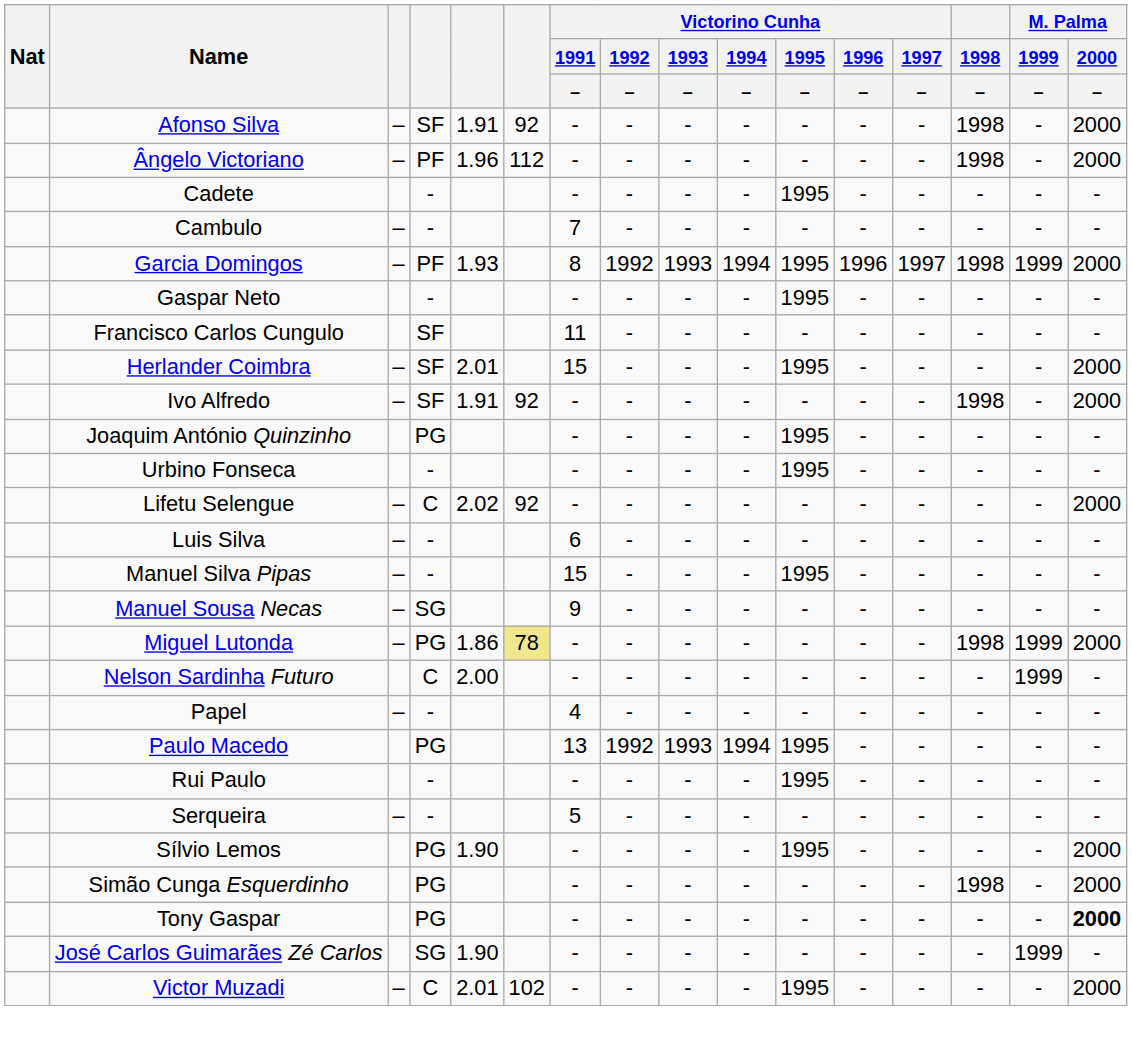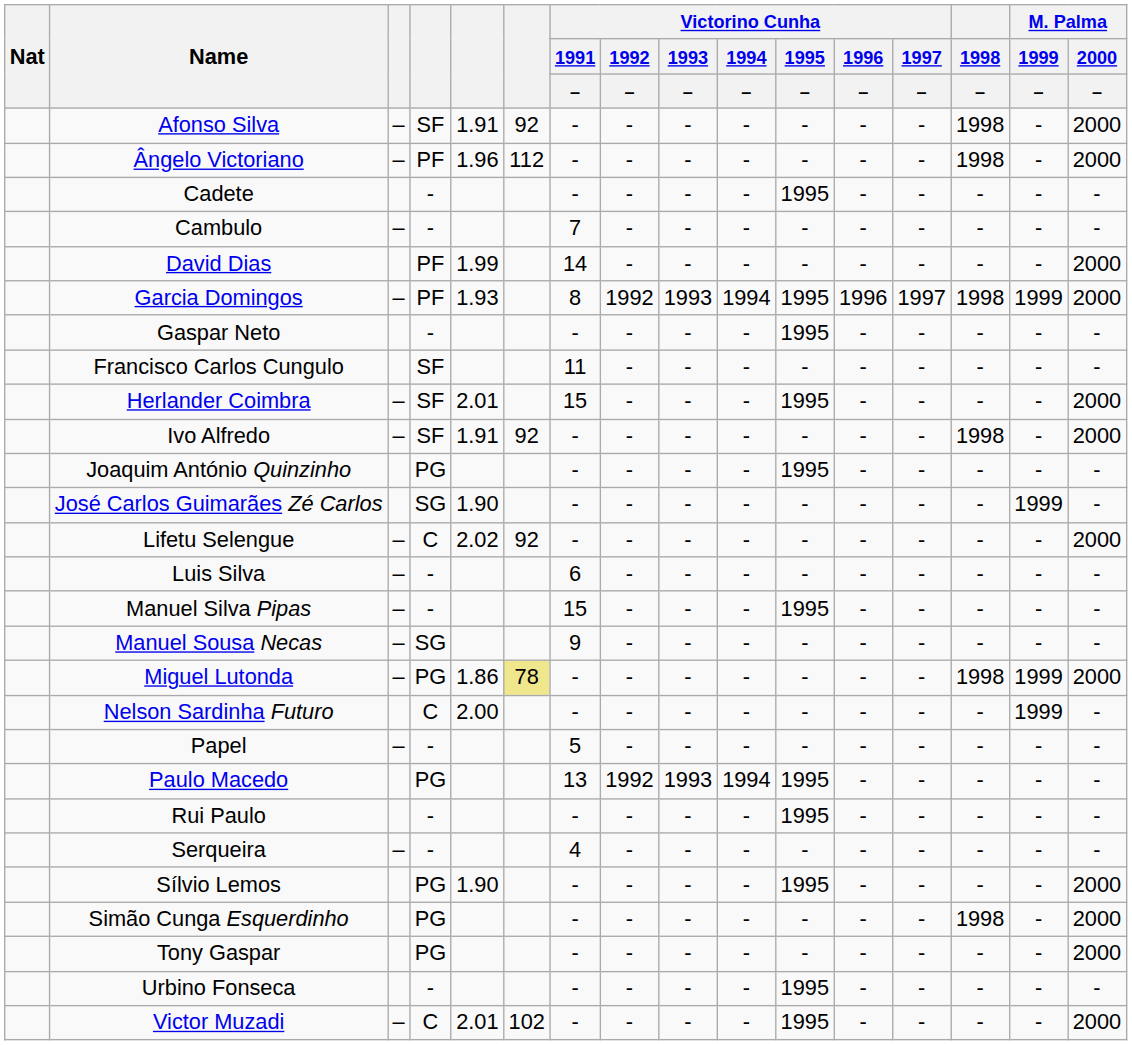+ row: (219, 263)
rows swapped: (219, 953) <-> (219, 470)
(575, 711) 4 -> (575, 746) 5
(575, 815) 5 -> (575, 849) 4
(1097, 919) bold -> (1097, 953) normal
